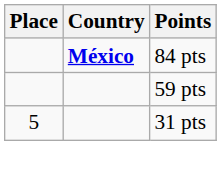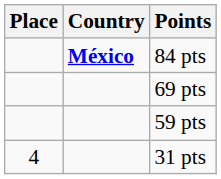+ row: (180, 88)
(34, 122) 5 -> (34, 156) 4
